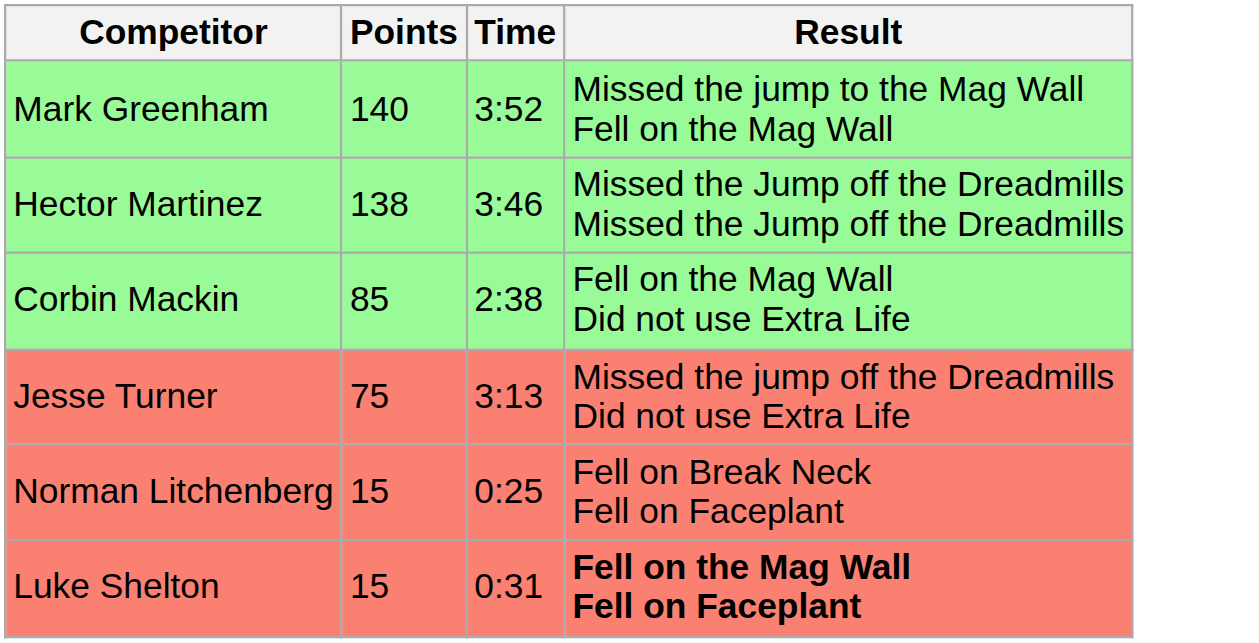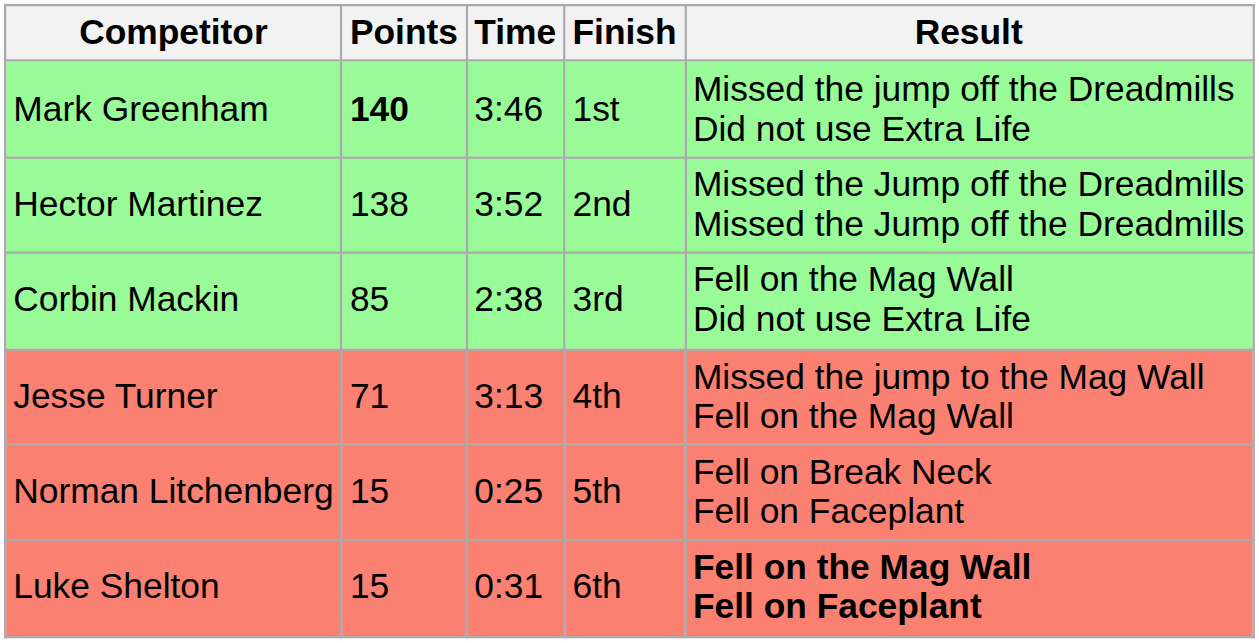+ column: (625, 32)
(379, 108) normal -> (379, 108) bold
(509, 108) 3:52 -> (509, 108) 3:46
(828, 108) Missed the jump to the Mag Wall Fell on the Mag Wall -> (964, 108) Missed the jump off the Dreadmills Did not use Extra Life
(509, 204) 3:46 -> (509, 204) 3:52
(370, 396) 75 -> (370, 396) 71
(843, 396) Missed the jump off the Dreadmills Did not use Extra Life -> (949, 396) Missed the jump to the Mag Wall Fell on the Mag Wall
